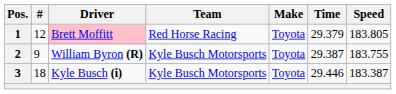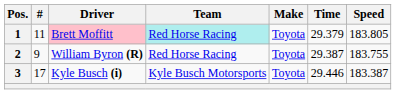(40, 34) 12 -> (40, 34) 11
(192, 34) no background -> (192, 34) paleturquoise background
(207, 54) Kyle Busch Motorsports -> (192, 54) Red Horse Racing
(40, 73) 18 -> (40, 73) 17
